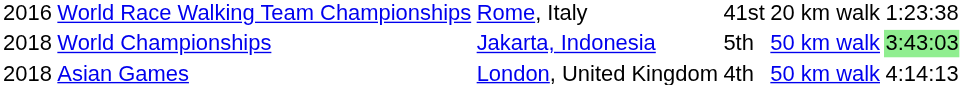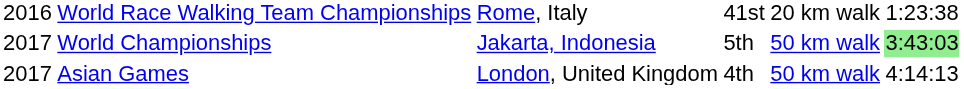(27, 43) 2018 -> (27, 43) 2017
(27, 73) 2018 -> (27, 73) 2017
